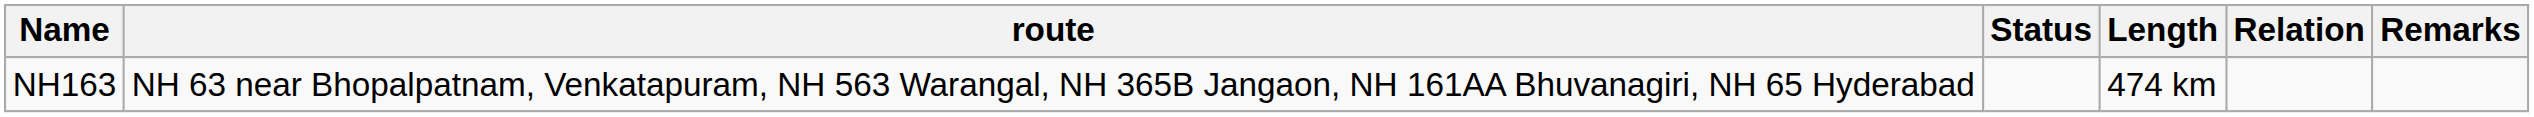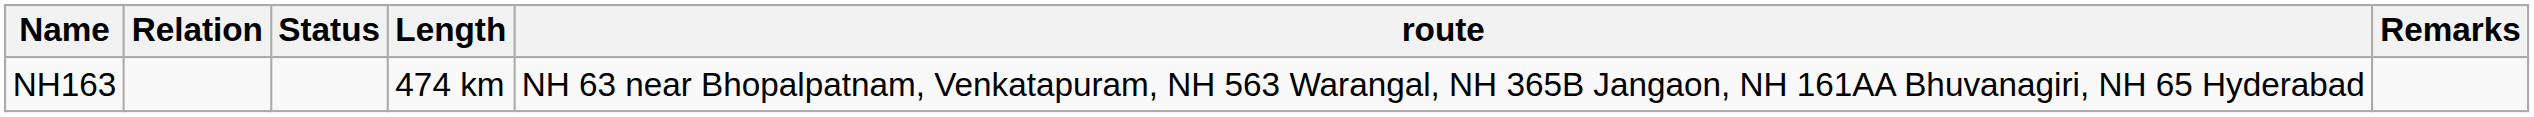columns swapped: (2299, 30) <-> (1053, 30)
